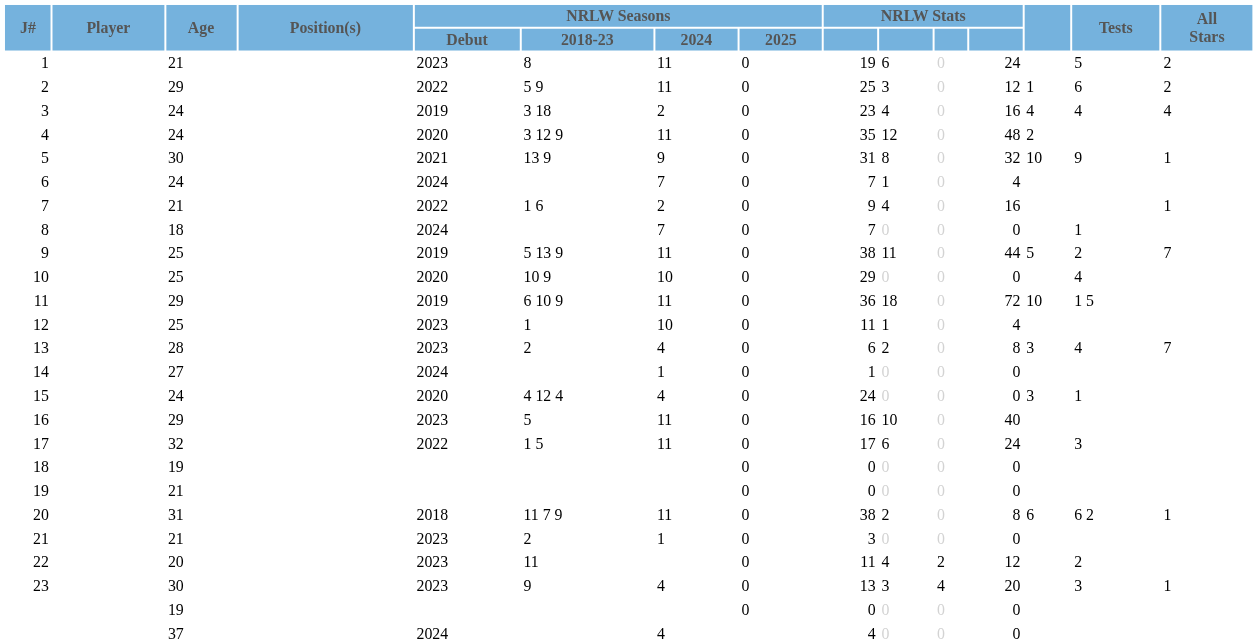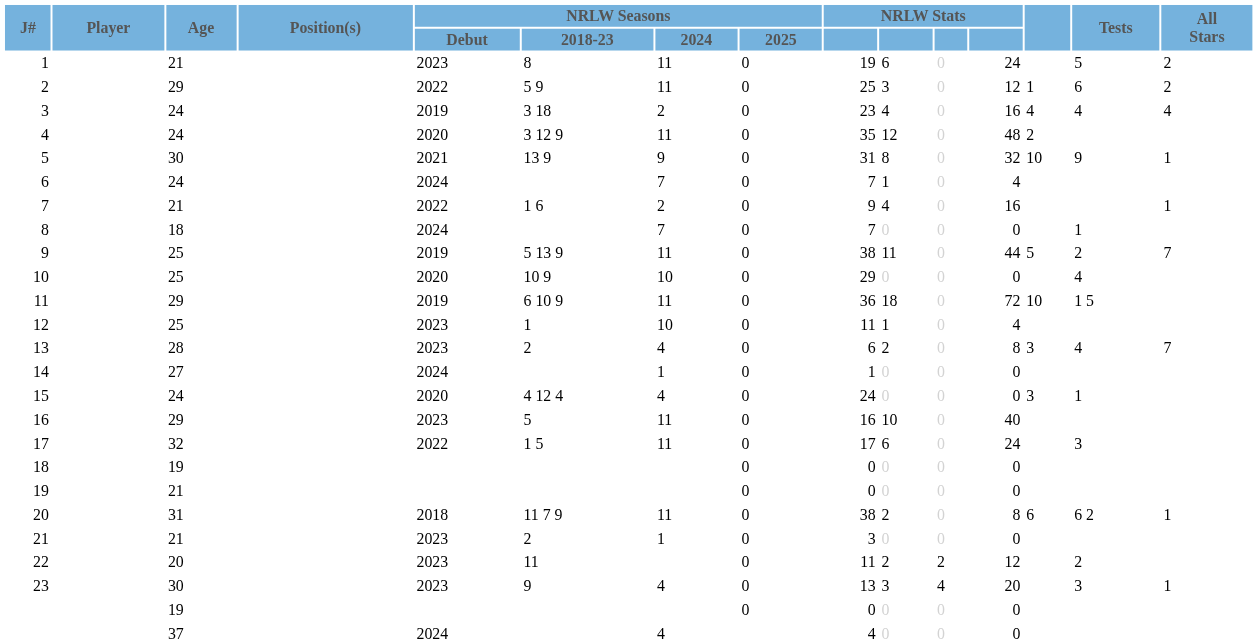(885, 562) 4 -> (885, 562) 2
